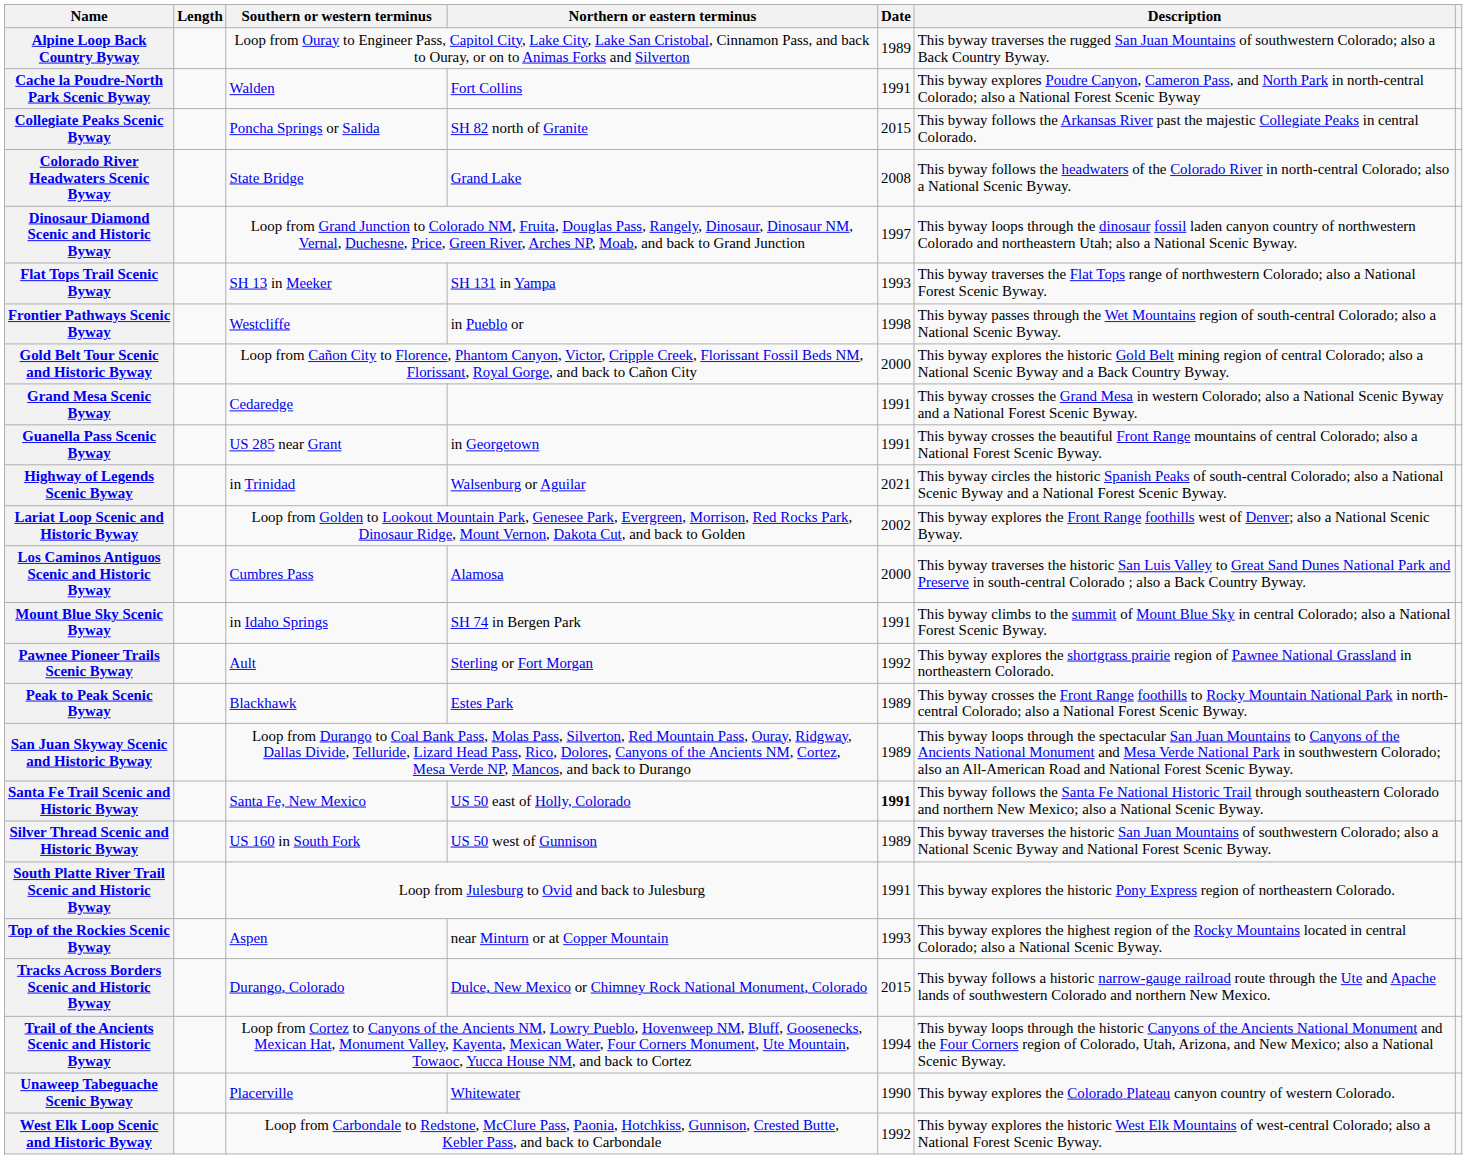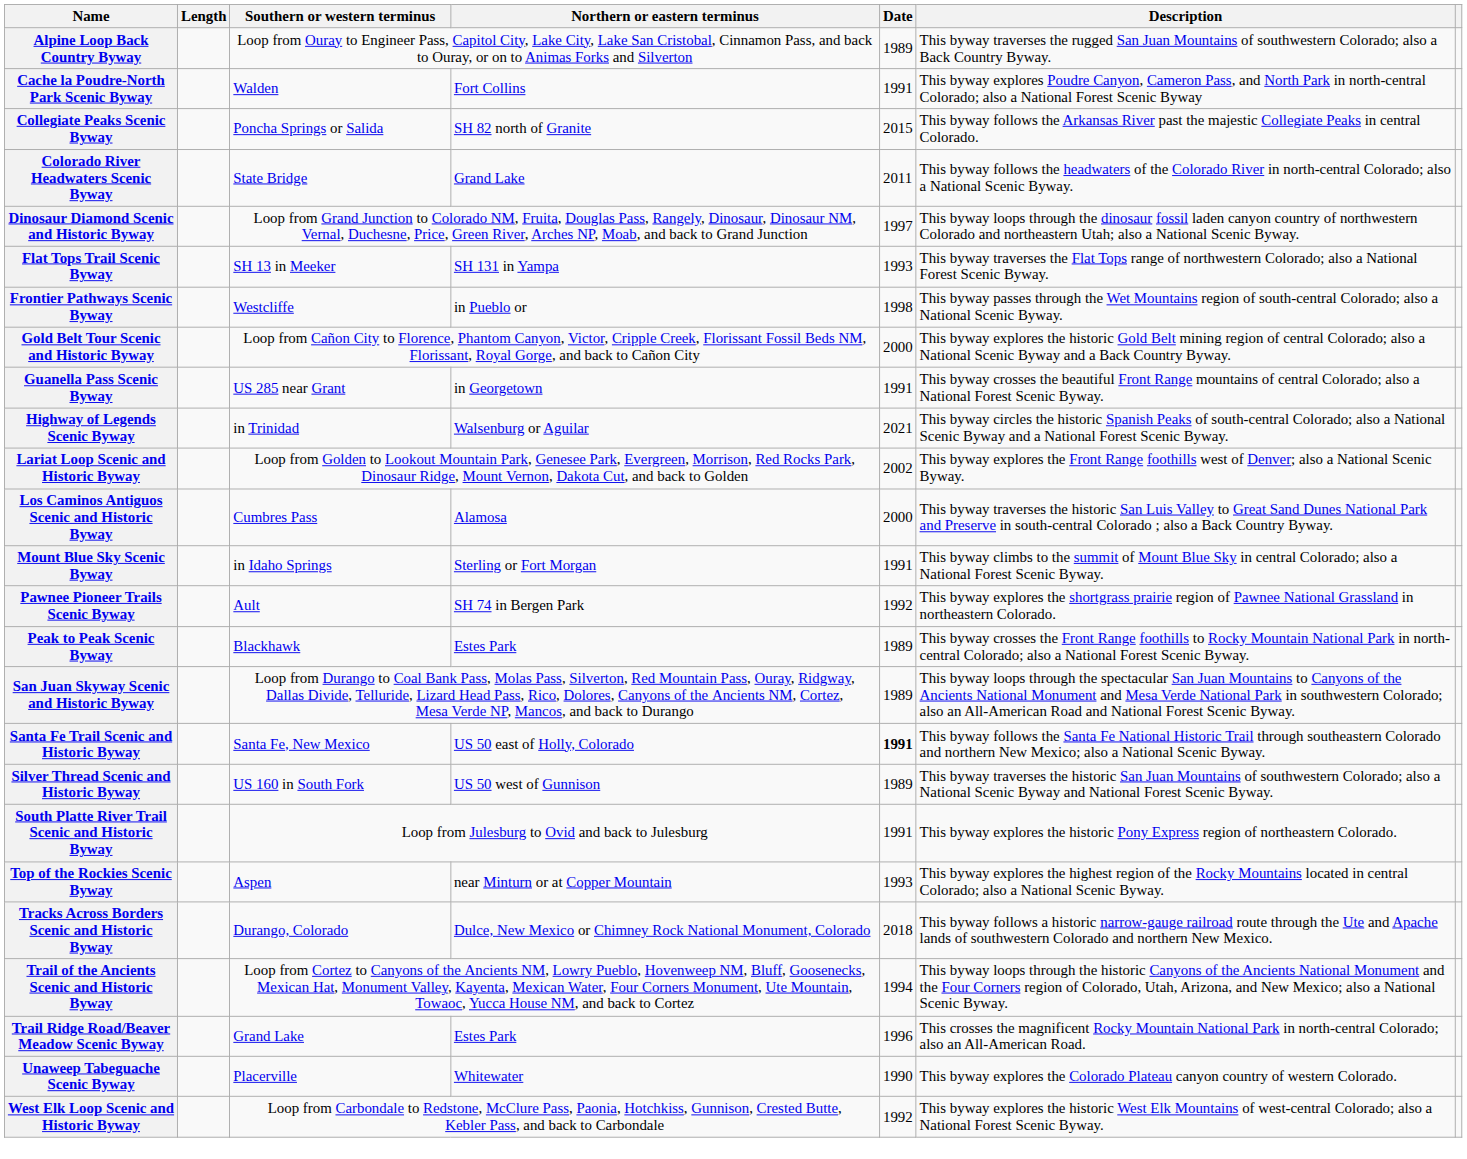(896, 177) 2008 -> (898, 177) 2011
- row: (89, 404)
(516, 622) SH 74 in Bergen Park -> (525, 565) Sterling or Fort Morgan
(522, 663) Sterling or Fort Morgan -> (519, 606) SH 74 in Bergen Park
(896, 987) 2015 -> (898, 930) 2018
+ row: (91, 1036)
